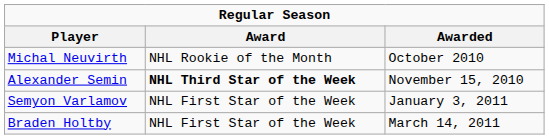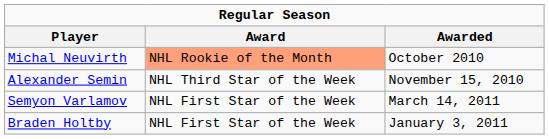(240, 59) no background -> (240, 59) lightsalmon background
(252, 80) bold -> (252, 80) normal
(448, 102) January 3, 2011 -> (444, 102) March 14, 2011
(444, 123) March 14, 2011 -> (448, 123) January 3, 2011
